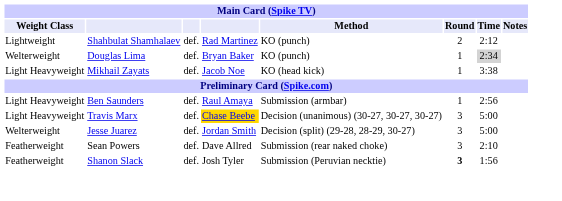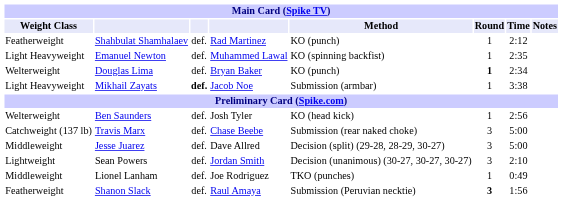(30, 41) Lightweight -> (34, 41) Featherweight
(460, 41) 2 -> (489, 41) 1
+ row: (130, 56)
(460, 56) normal -> (489, 71) bold
(489, 56) lightgrey background -> (518, 71) no background
(191, 71) normal -> (199, 86) bold
(292, 71) KO (head kick) -> (333, 86) Submission (armbar)
(45, 101) Light Heavyweight -> (33, 116) Welterweight
(227, 101) Raul Amaya -> (231, 116) Josh Tyler
(304, 101) Submission (armbar) -> (322, 116) KO (head kick)
(45, 116) Light Heavyweight -> (49, 131) Catchweight (137 lb)
(228, 116) gold background -> (237, 131) no background
(351, 116) Decision (unanimous) (30-27, 30-27, 30-27) -> (354, 131) Submission (rear naked choke)
(33, 131) Welterweight -> (34, 146) Middleweight
(229, 131) Jordan Smith -> (235, 146) Dave Allred
(34, 146) Featherweight -> (30, 161) Lightweight
(227, 146) Dave Allred -> (237, 161) Jordan Smith
(324, 146) Submission (rear naked choke) -> (381, 161) Decision (unanimous) (30-27, 30-27, 30-27)
+ row: (126, 176)
(223, 161) Josh Tyler -> (236, 191) Raul Amaya
